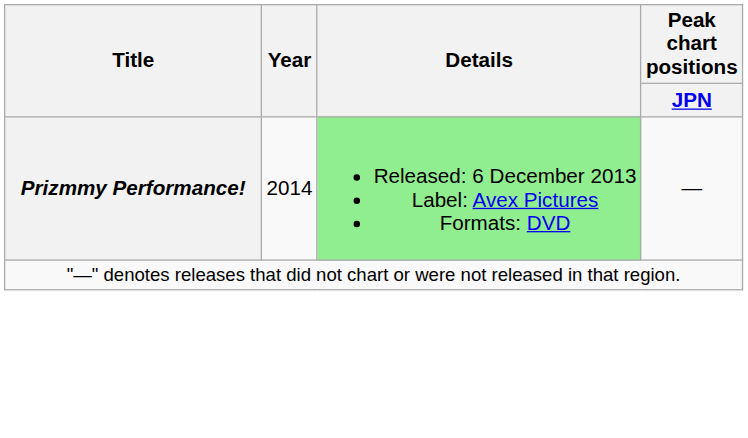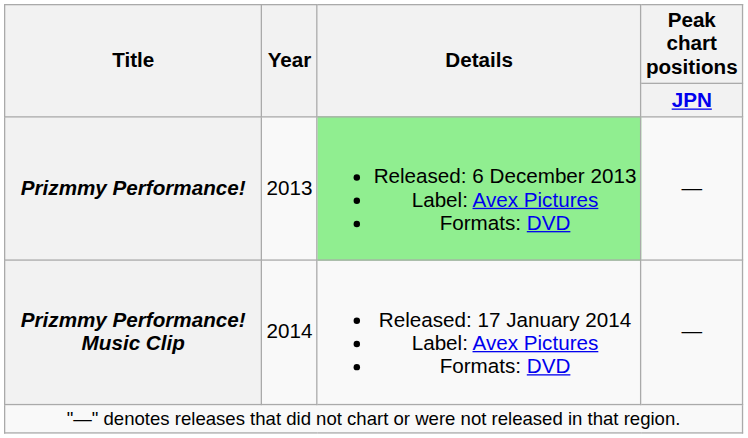(290, 188) 2014 -> (290, 188) 2013
+ row: (133, 331)
